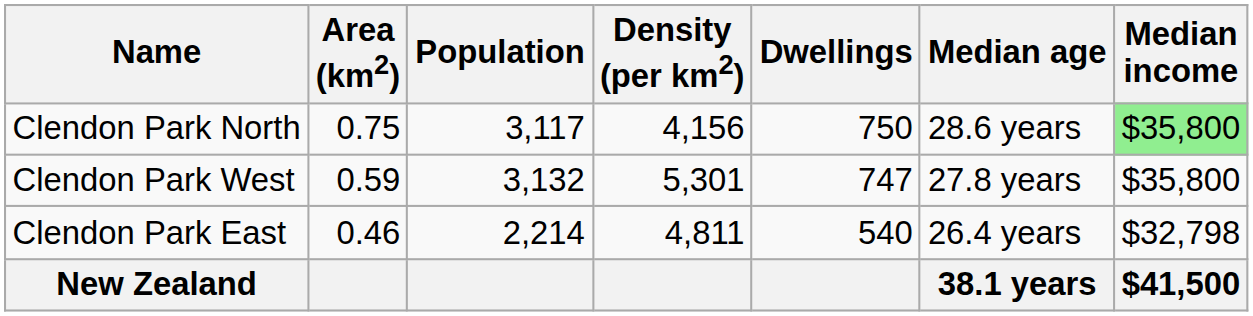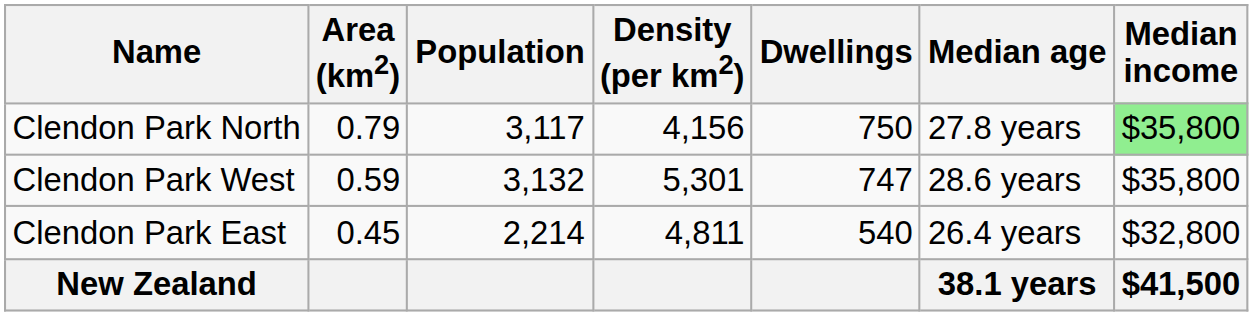(368, 128) 0.75 -> (368, 128) 0.79
(1004, 128) 28.6 years -> (1004, 128) 27.8 years
(1004, 180) 27.8 years -> (1004, 180) 28.6 years
(368, 232) 0.46 -> (368, 232) 0.45
(1181, 232) $32,798 -> (1181, 232) $32,800
